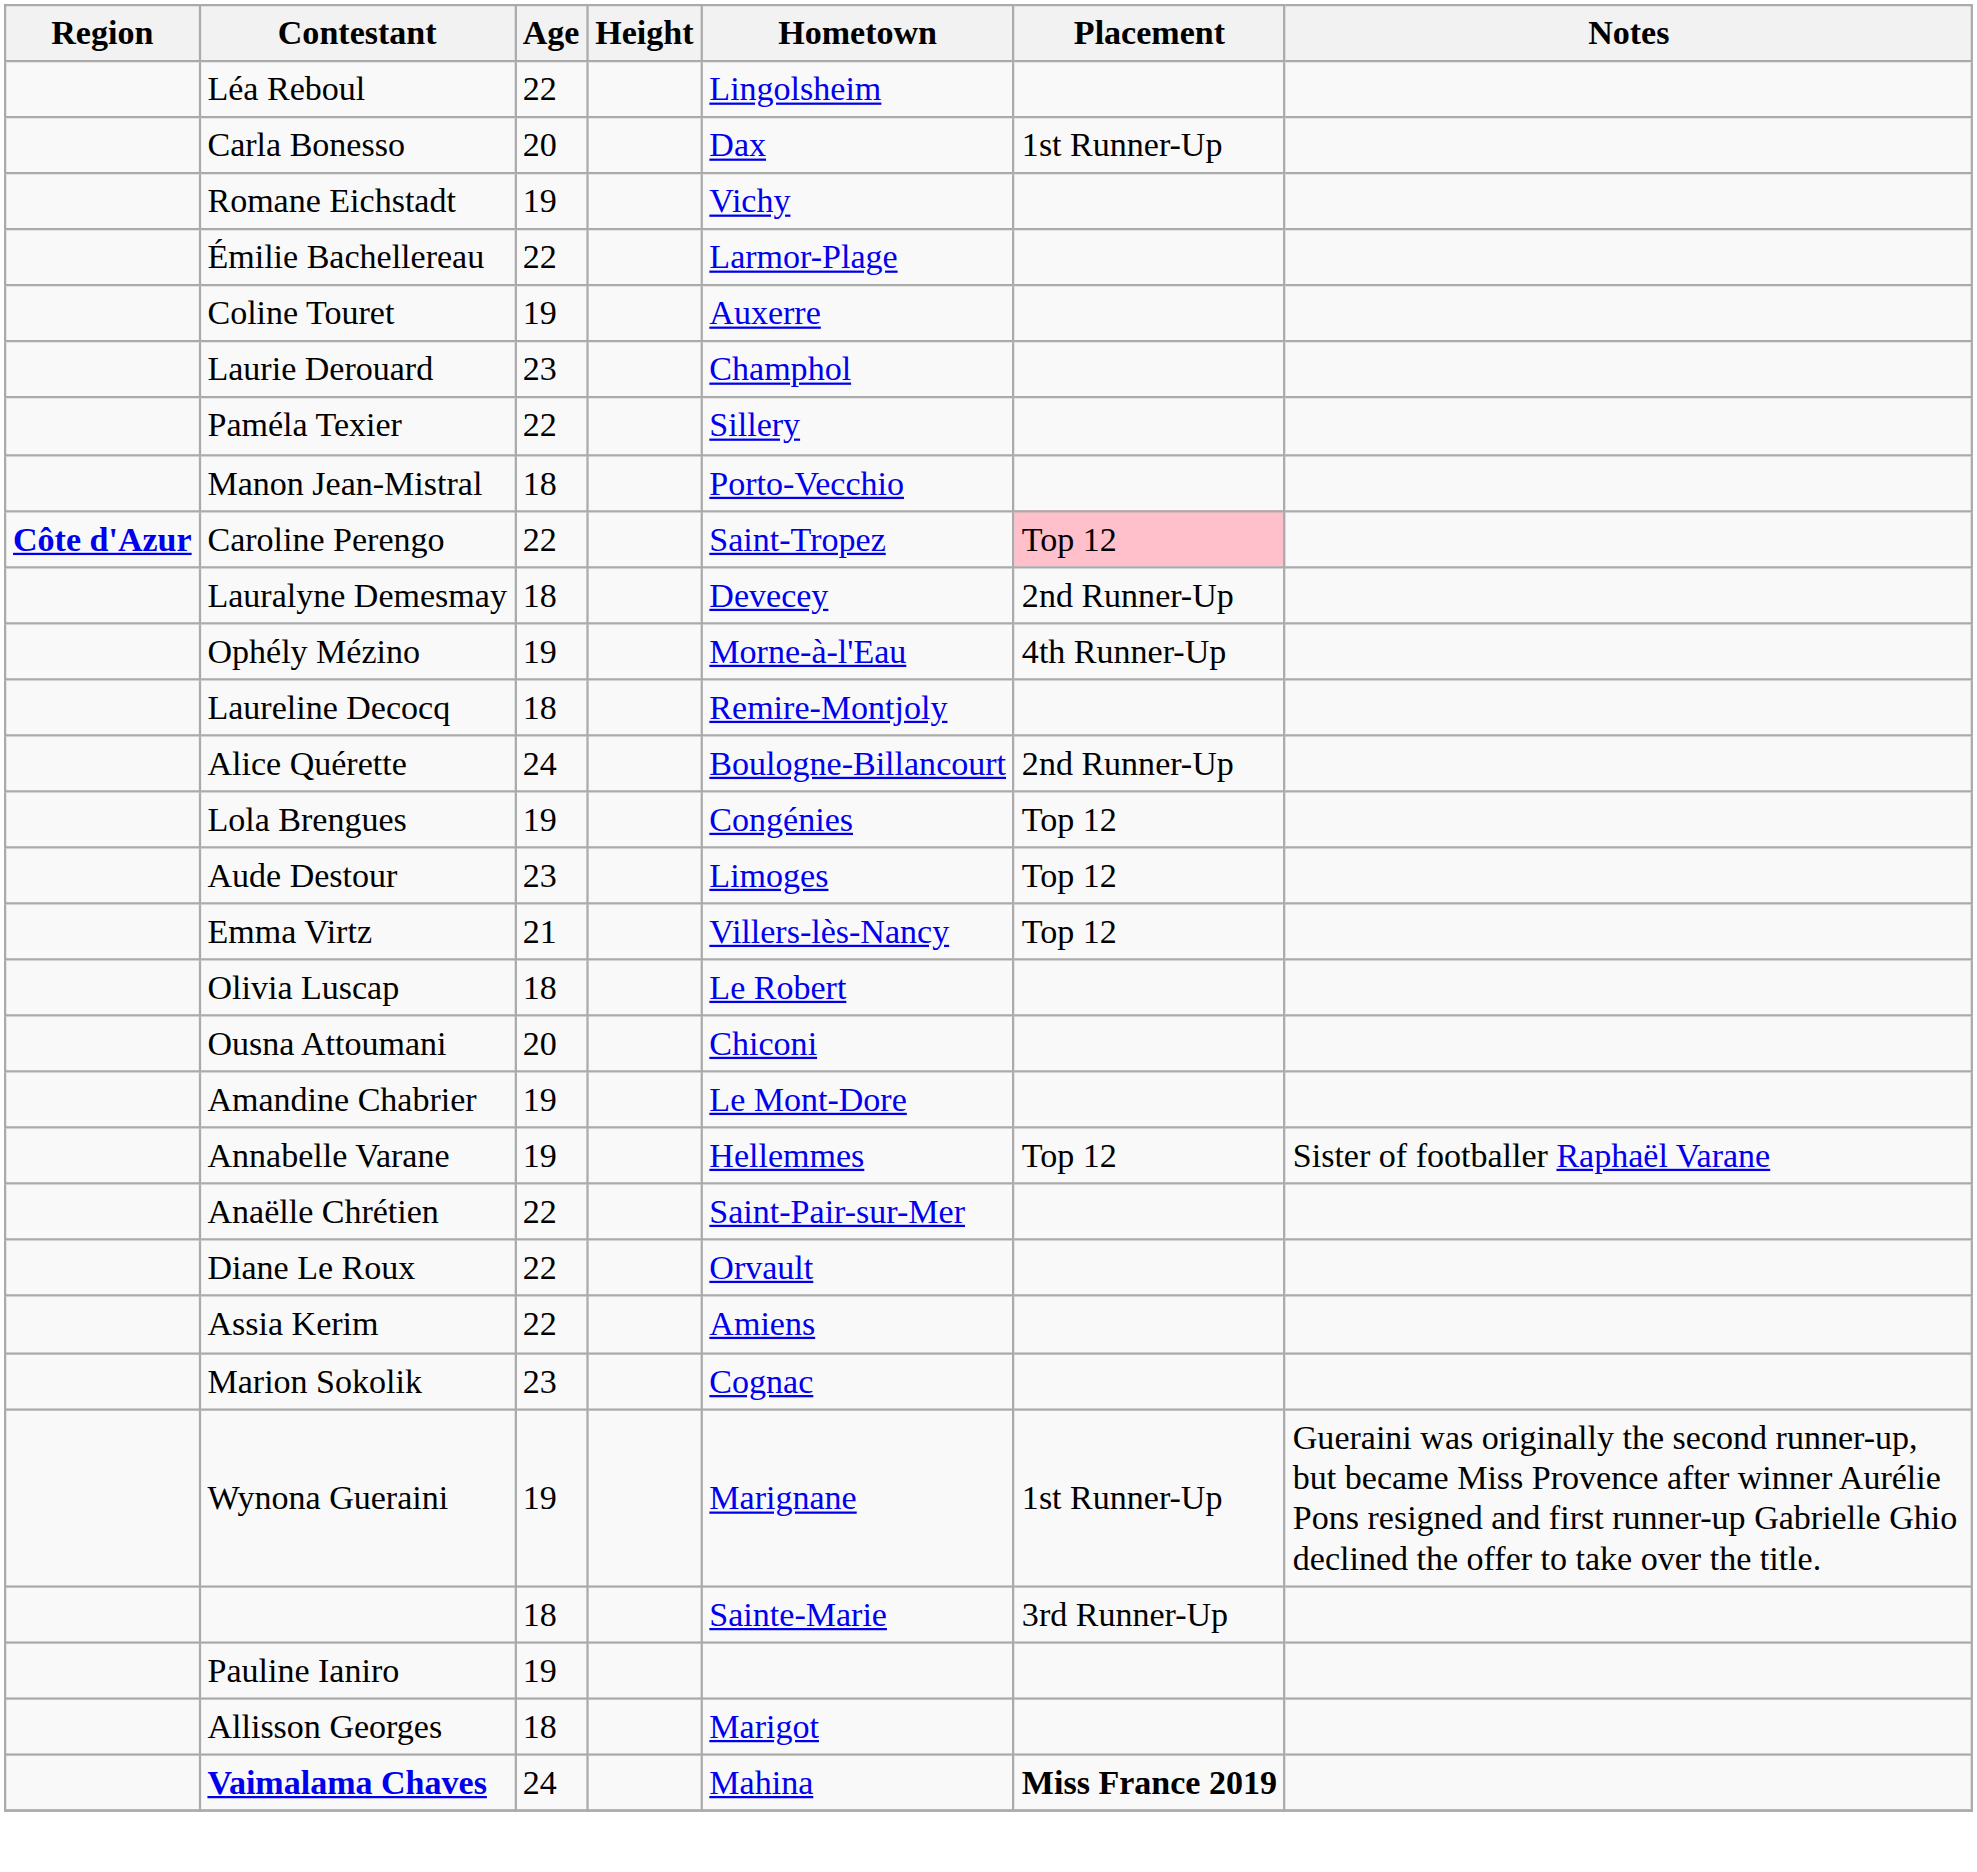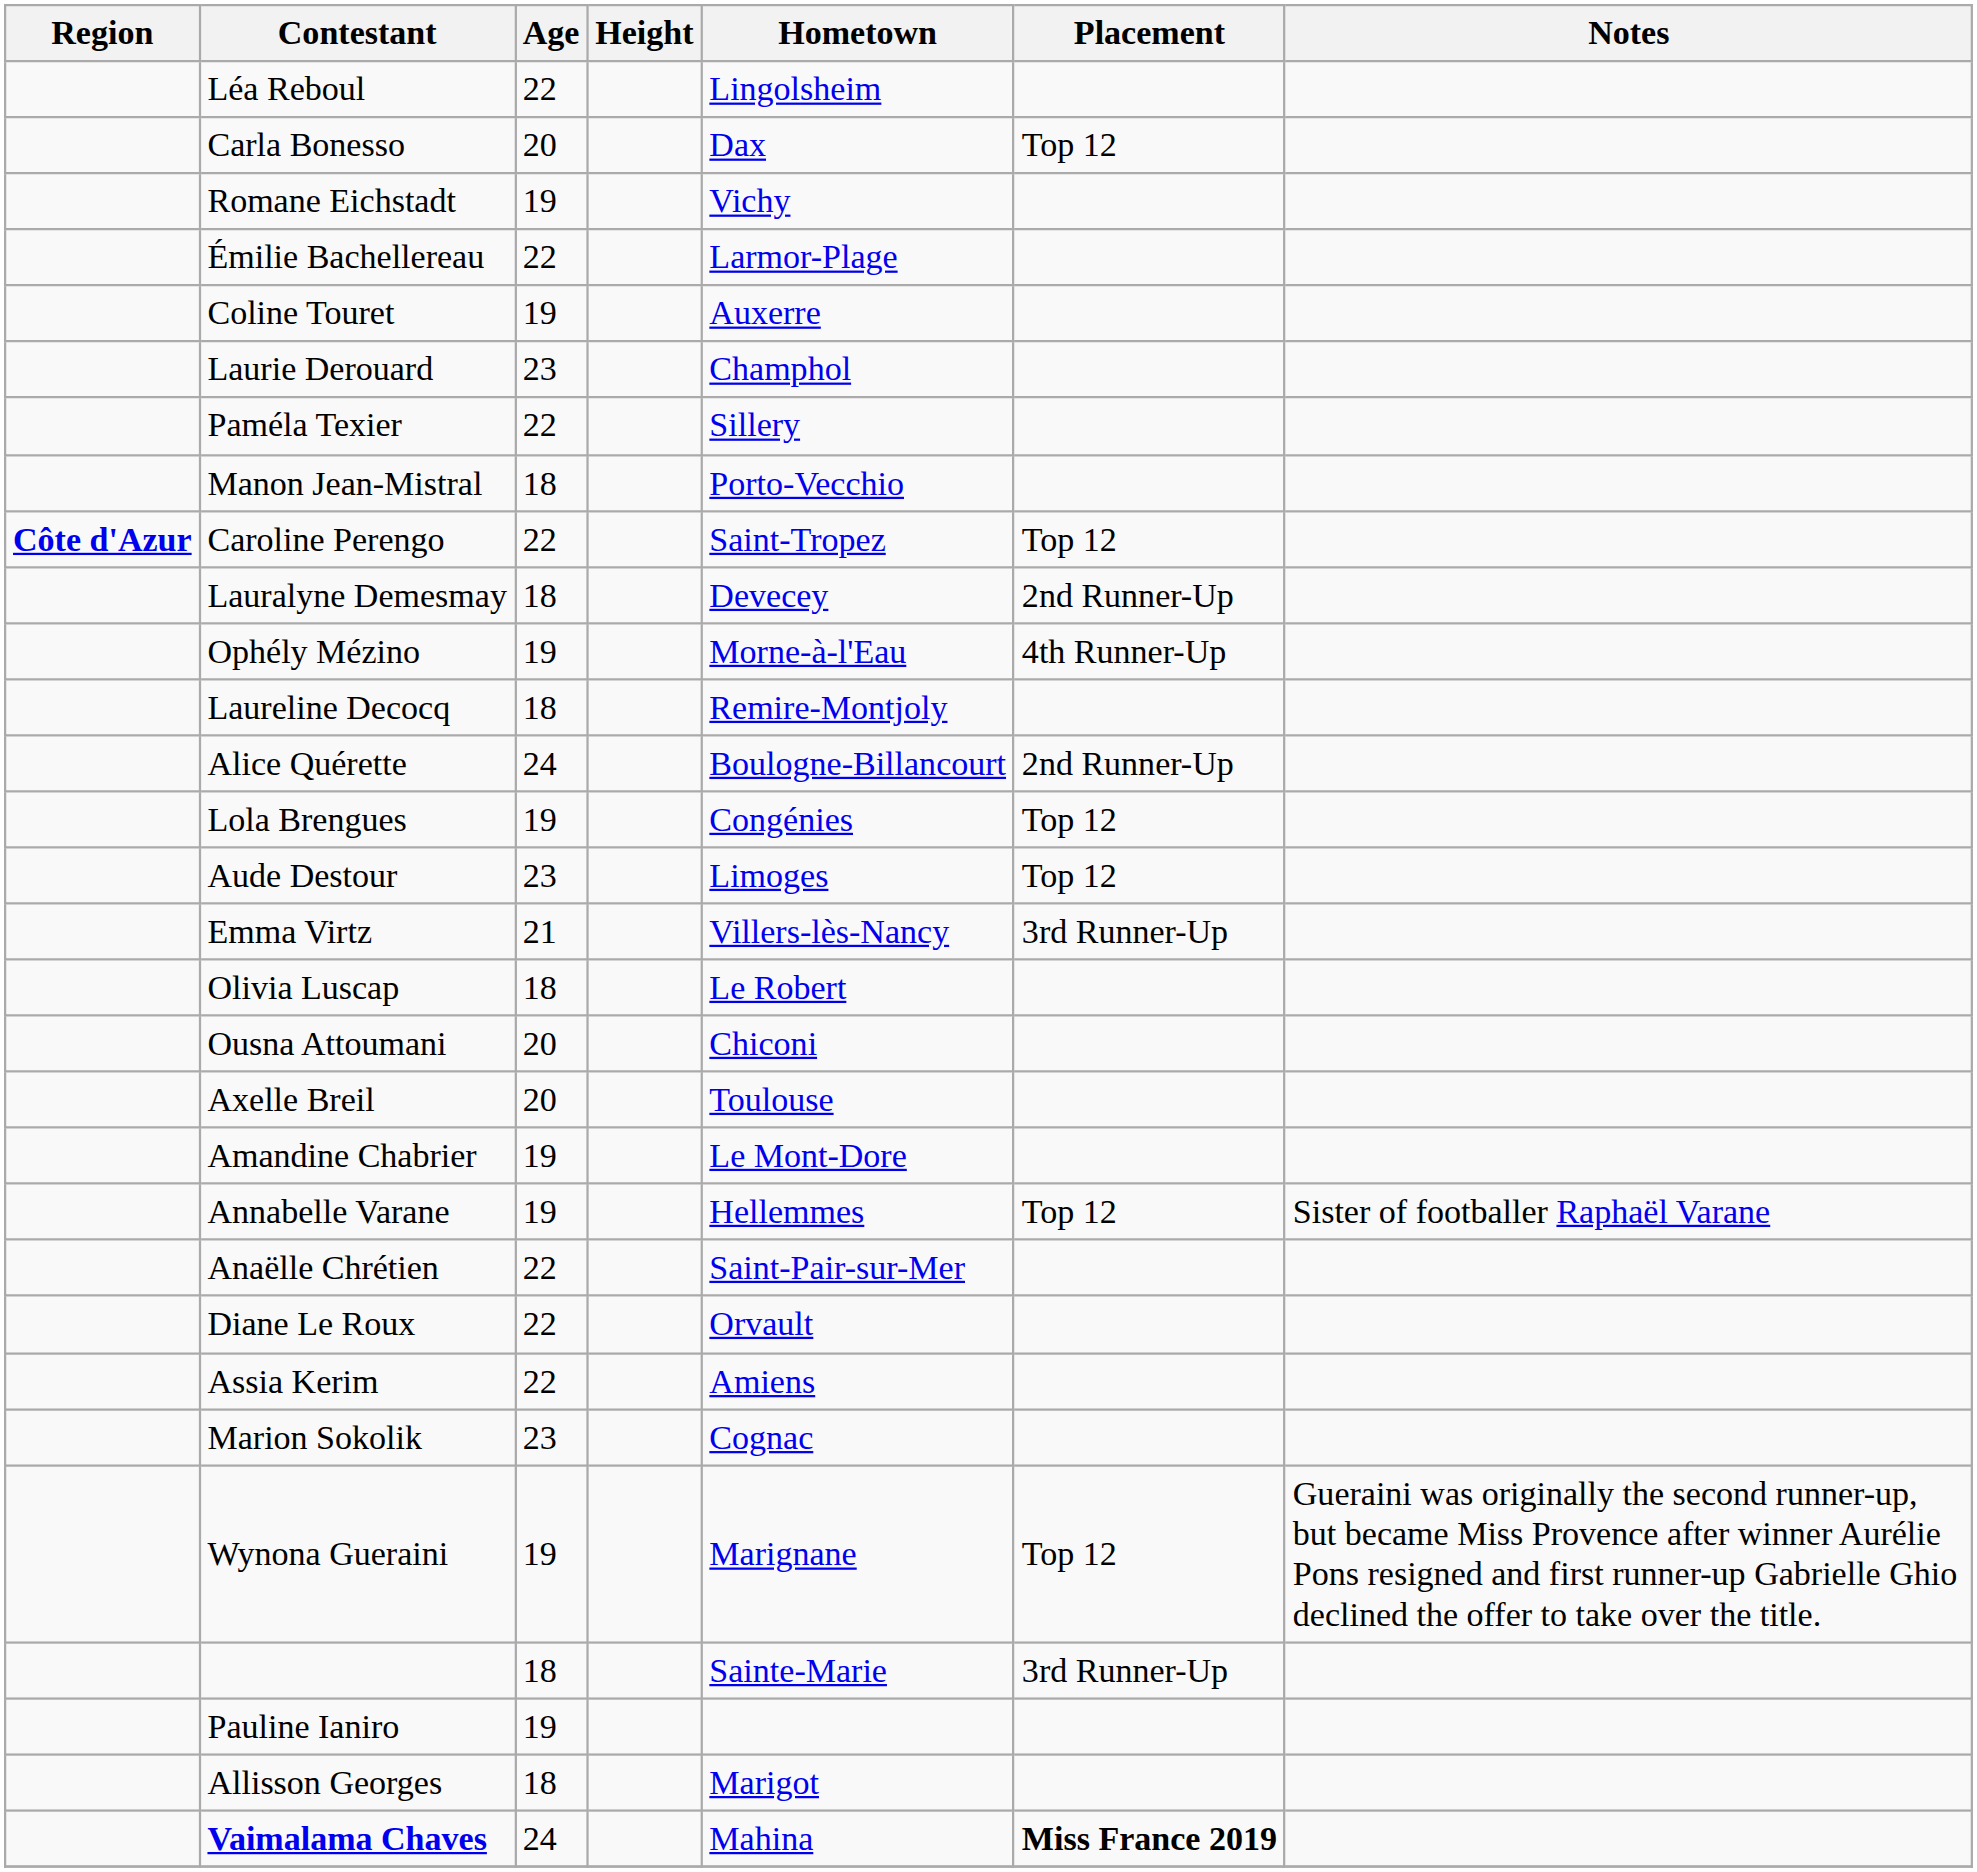(1122, 145) 1st Runner-Up -> (1069, 145) Top 12
(1069, 538) pink background -> (1069, 538) no background
(1069, 930) Top 12 -> (1125, 930) 3rd Runner-Up
+ row: (291, 1099)
(1122, 1496) 1st Runner-Up -> (1069, 1552) Top 12
